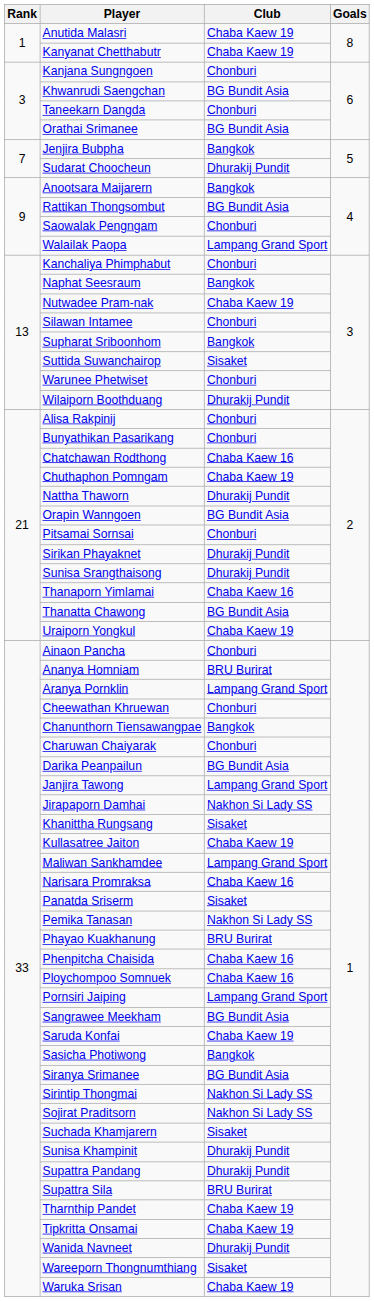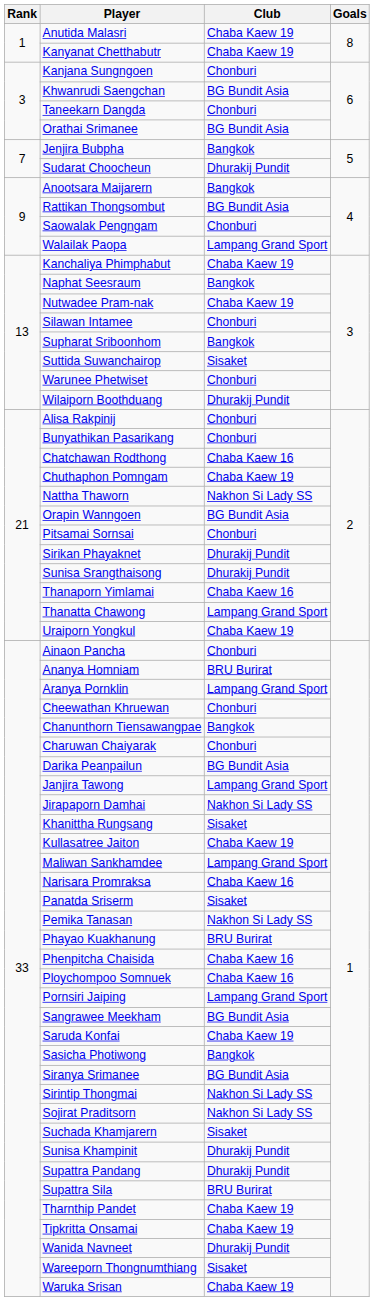(232, 264) Chonburi -> (250, 264) Chaba Kaew 19
(248, 496) Dhurakij Pundit -> (260, 496) Nakhon Si Lady SS
(248, 611) BG Bundit Asia -> (267, 611) Lampang Grand Sport
